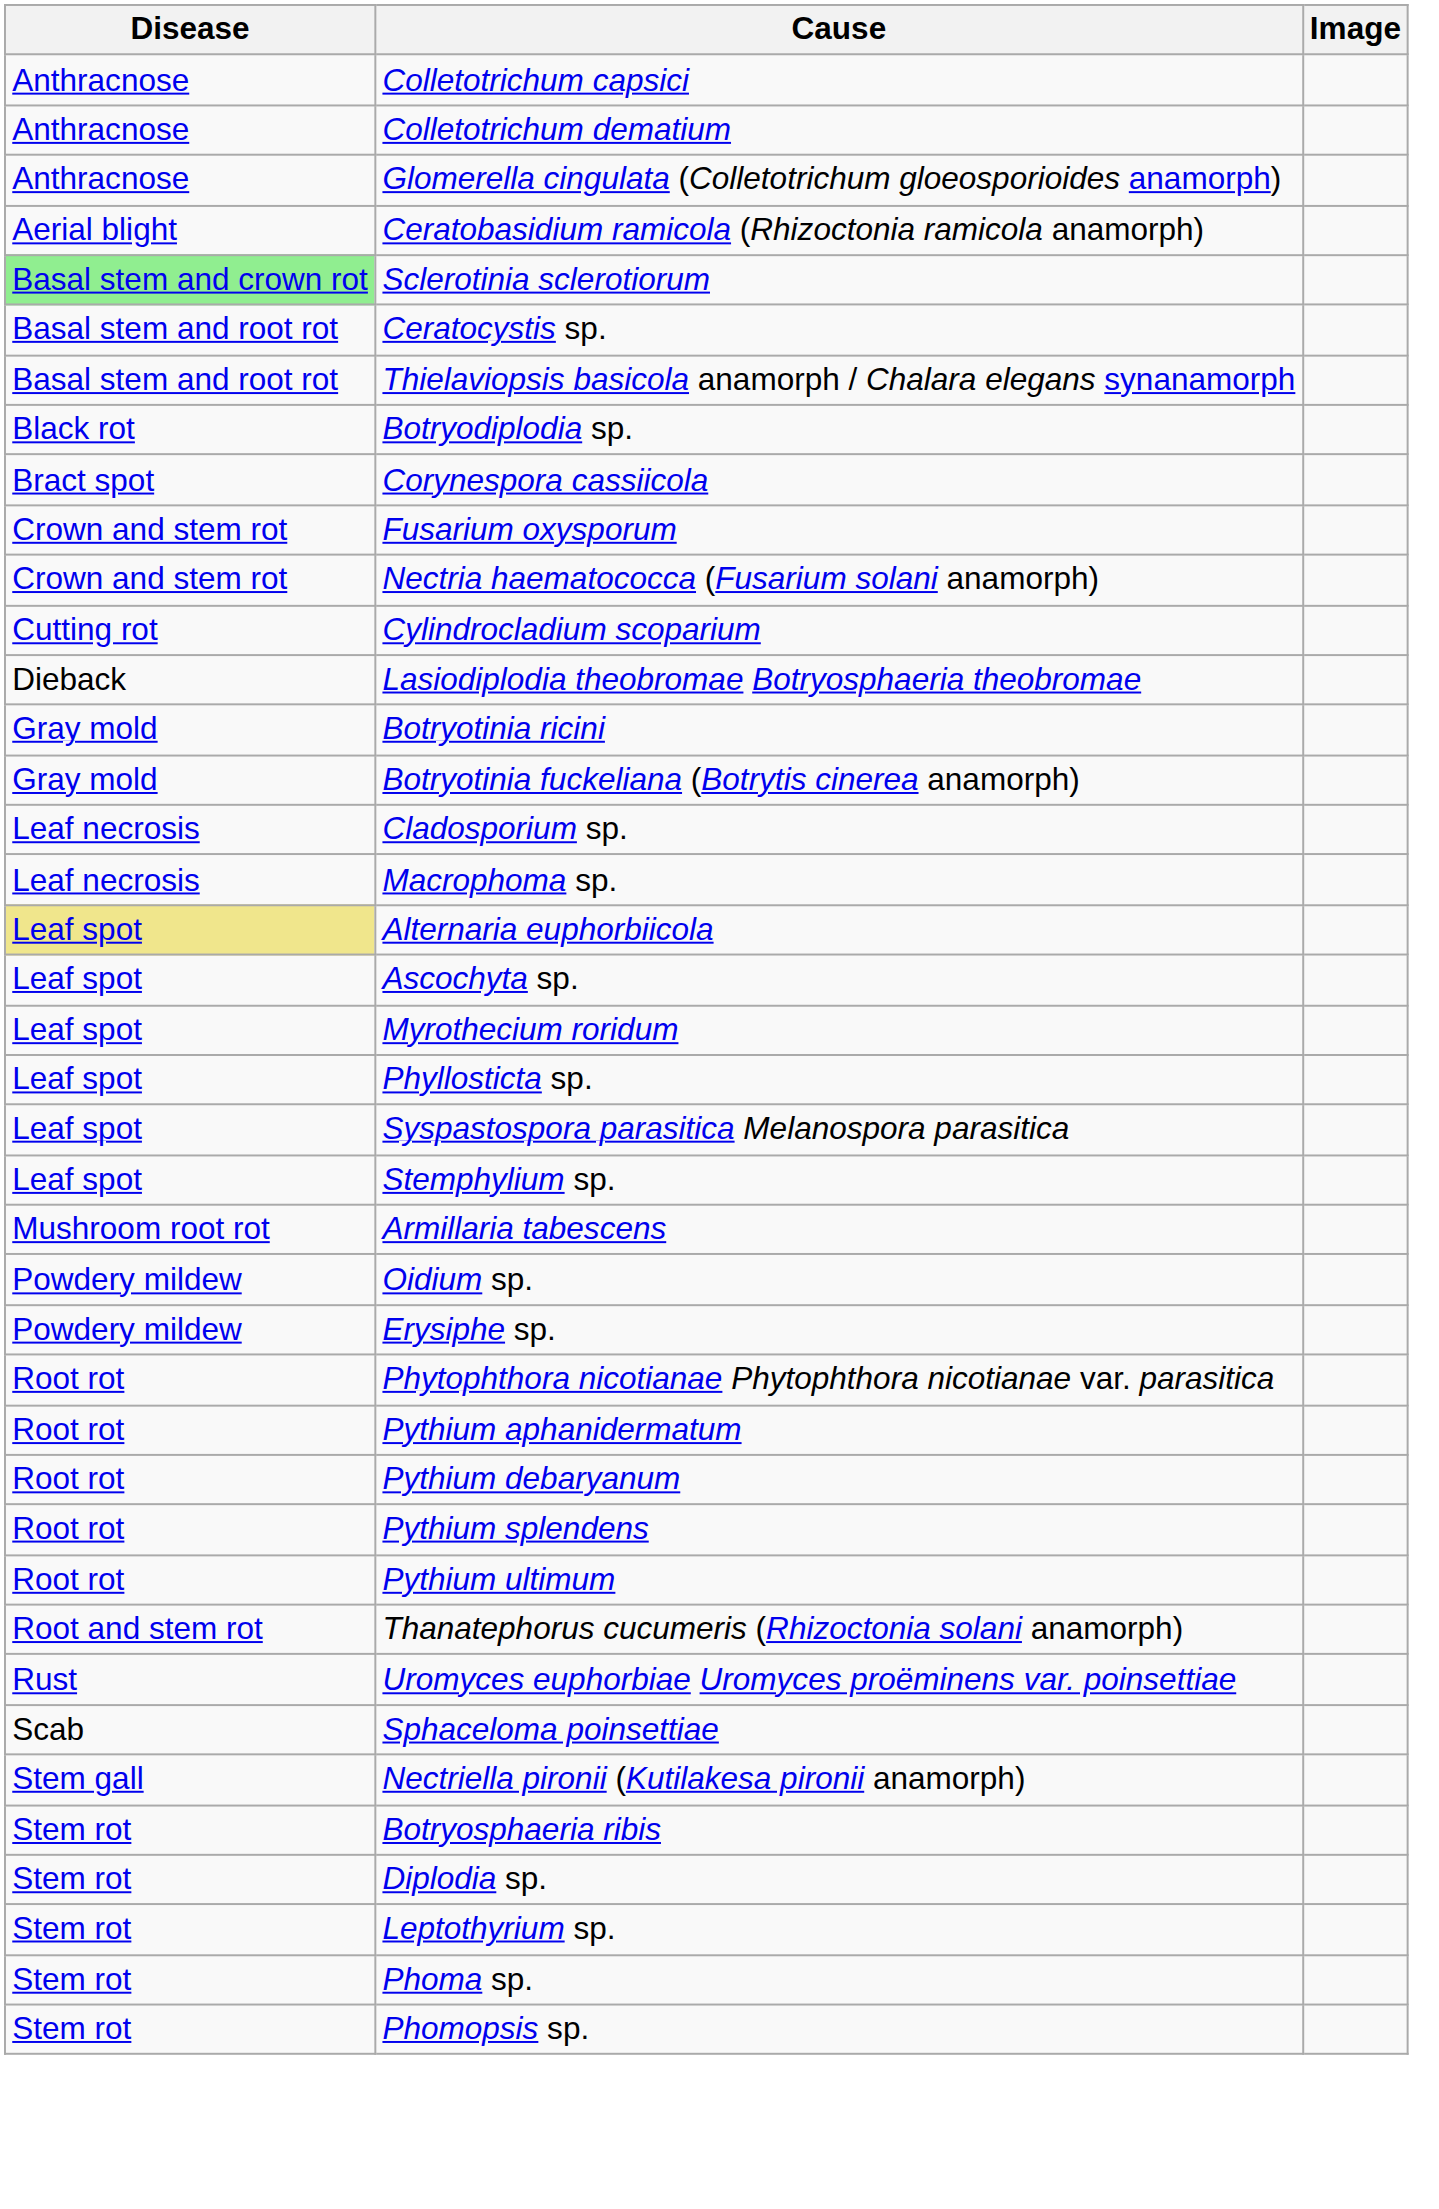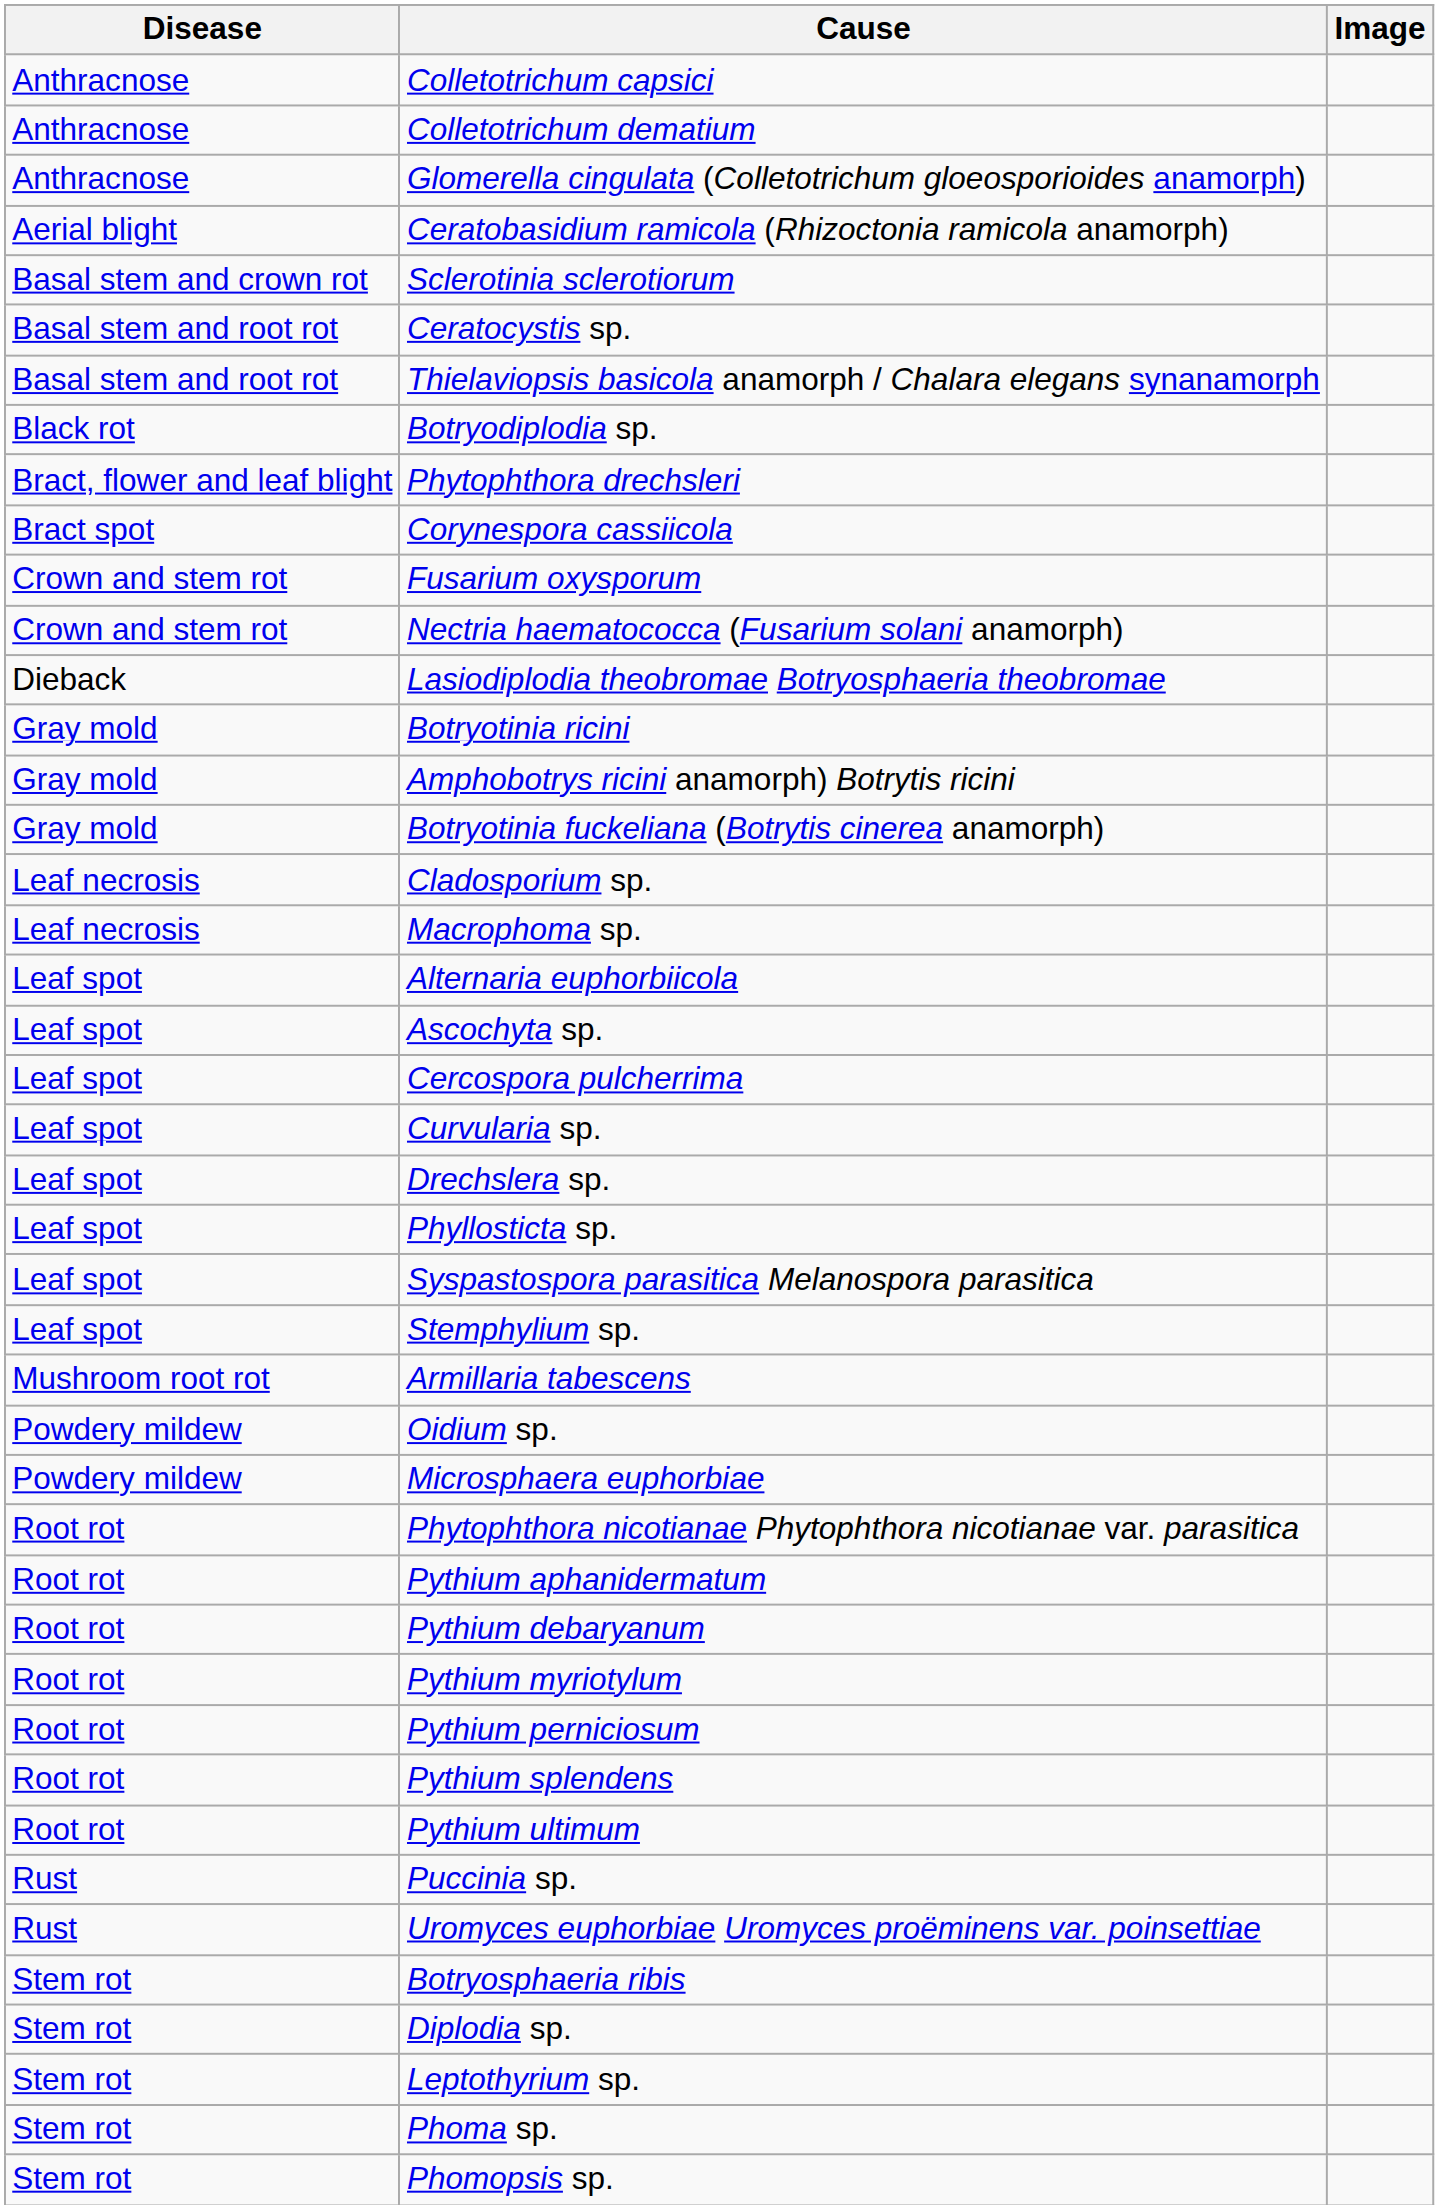(190, 279) lightgreen background -> (190, 279) no background
+ row: (573, 479)
- row: (572, 629)
+ row: (711, 779)
(77, 929) khaki background -> (77, 979) no background
+ row: (575, 1079)
+ row: (504, 1129)
+ row: (509, 1179)
- row: (530, 1029)
- row: (469, 1329)
+ row: (586, 1479)
+ row: (544, 1679)
+ row: (553, 1729)
- row: (783, 1629)
+ row: (492, 1879)
- row: (551, 1729)
- row: (704, 1779)
